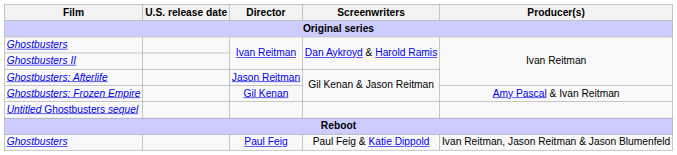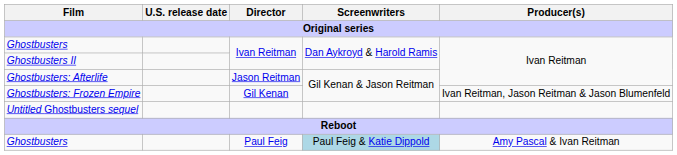(556, 93) Amy Pascal & Ivan Reitman -> (556, 93) Ivan Reitman, Jason Reitman & Jason Blumenfeld
(371, 142) no background -> (371, 142) lightblue background
(556, 142) Ivan Reitman, Jason Reitman & Jason Blumenfeld -> (556, 142) Amy Pascal & Ivan Reitman
